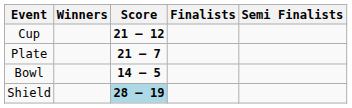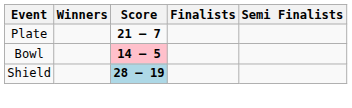- row: (29, 34)
(139, 73) no background -> (139, 54) pink background
